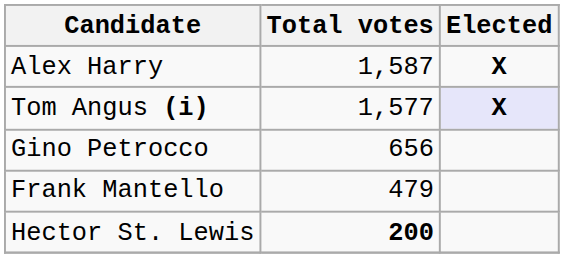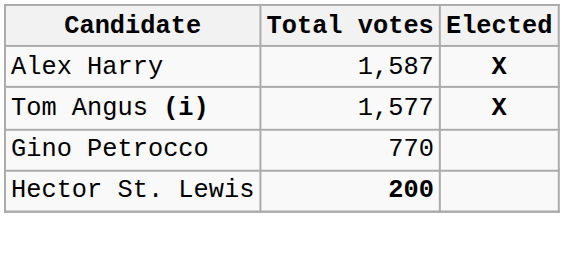(499, 108) lavender background -> (499, 108) no background
(411, 150) 656 -> (411, 150) 770
- row: (117, 191)
